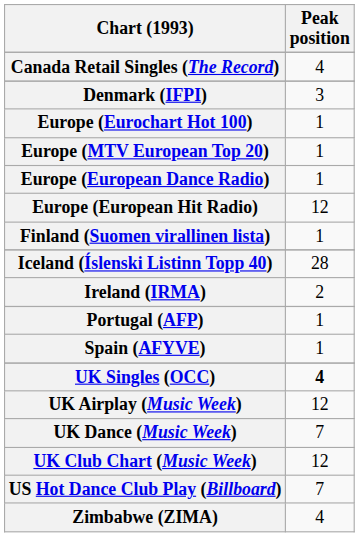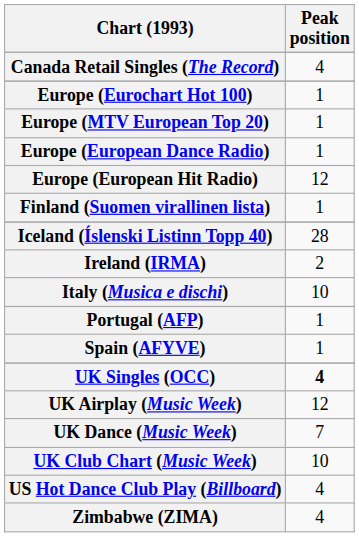- row: (145, 94)
+ row: (145, 292)
(320, 461) 12 -> (320, 461) 10
(320, 489) 7 -> (320, 489) 4
